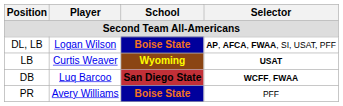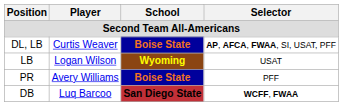(85, 45) Logan Wilson -> (85, 45) Curtis Weaver
(85, 61) Curtis Weaver -> (85, 61) Logan Wilson
(271, 61) bold -> (271, 61) normal
rows swapped: (27, 77) <-> (27, 93)
